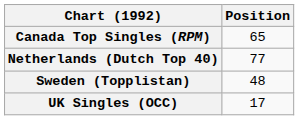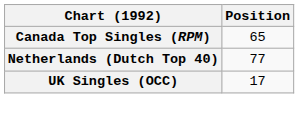- row: (113, 82)
